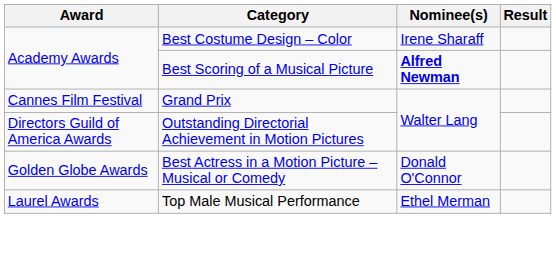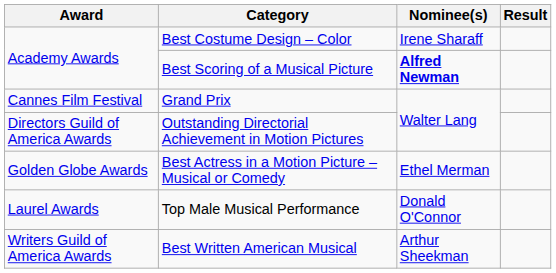(431, 170) Donald O'Connor -> (445, 170) Ethel Merman
(445, 201) Ethel Merman -> (430, 209) Donald O'Connor
+ row: (259, 248)
